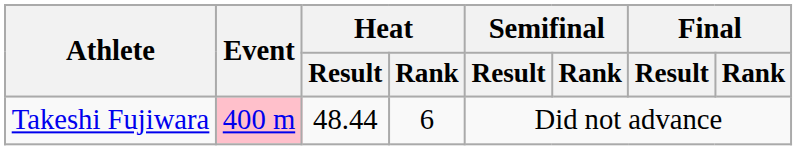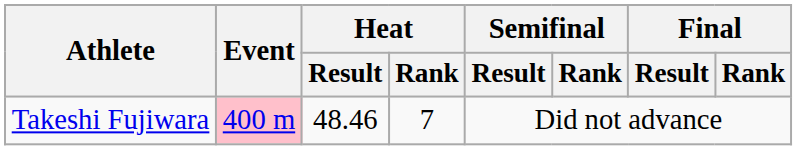(345, 120) 48.44 -> (345, 120) 48.46
(427, 120) 6 -> (427, 120) 7
